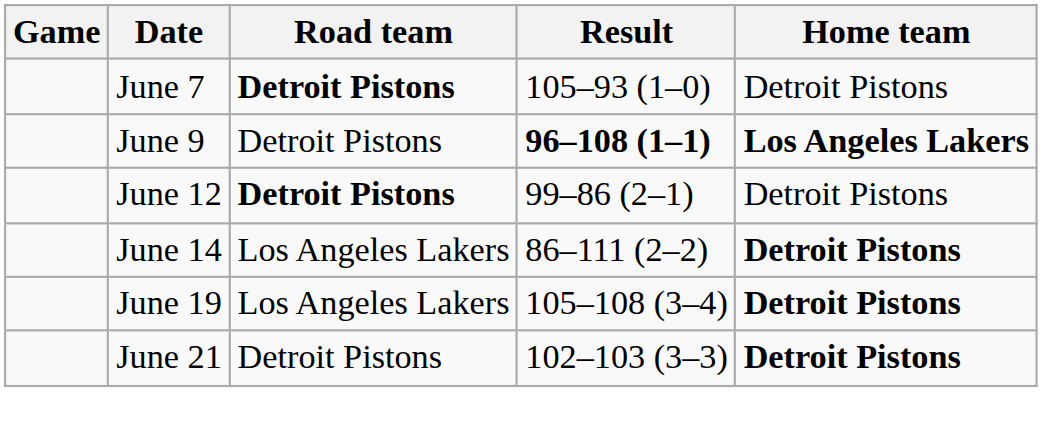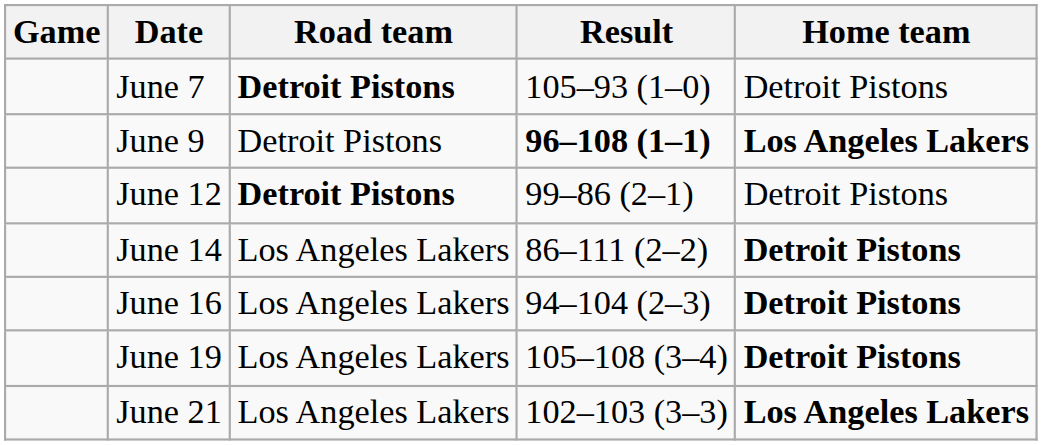+ row: (169, 303)
(340, 357) Detroit Pistons -> (374, 411) Los Angeles Lakers
(852, 357) Detroit Pistons -> (886, 411) Los Angeles Lakers
